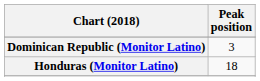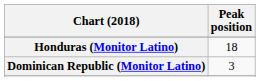rows swapped: (106, 47) <-> (106, 66)
